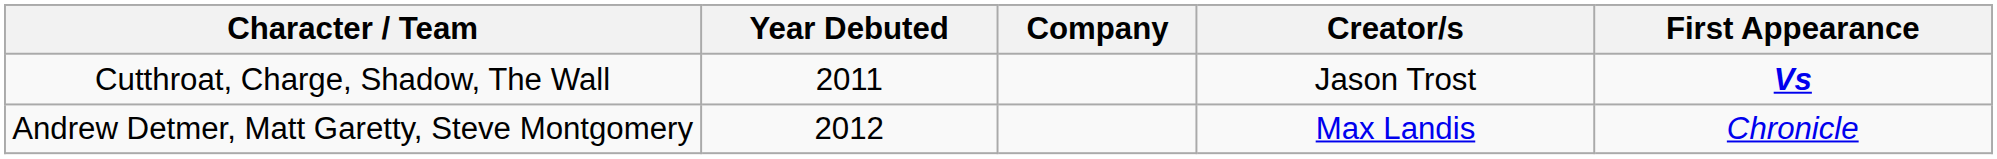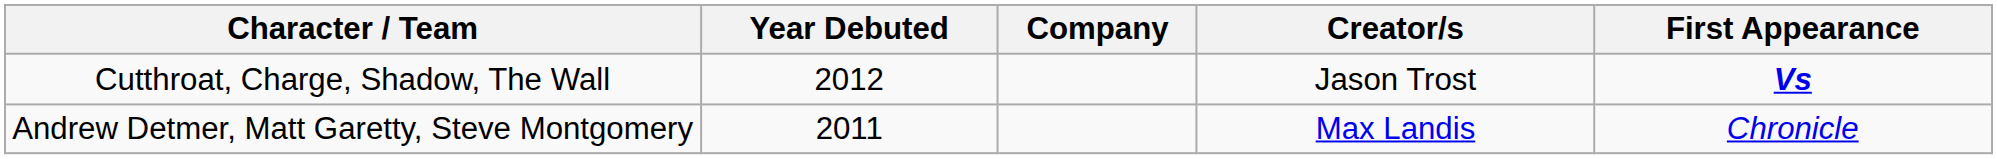(849, 78) 2011 -> (849, 78) 2012
(849, 128) 2012 -> (849, 128) 2011
